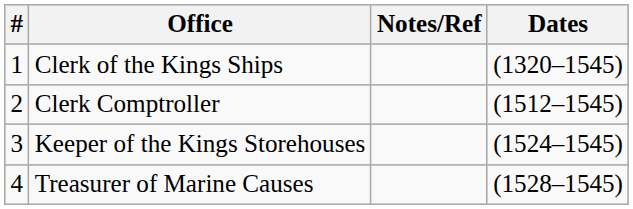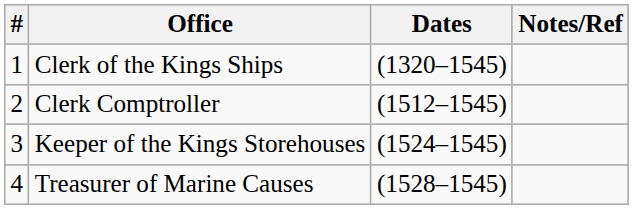columns swapped: (558, 24) <-> (429, 24)
